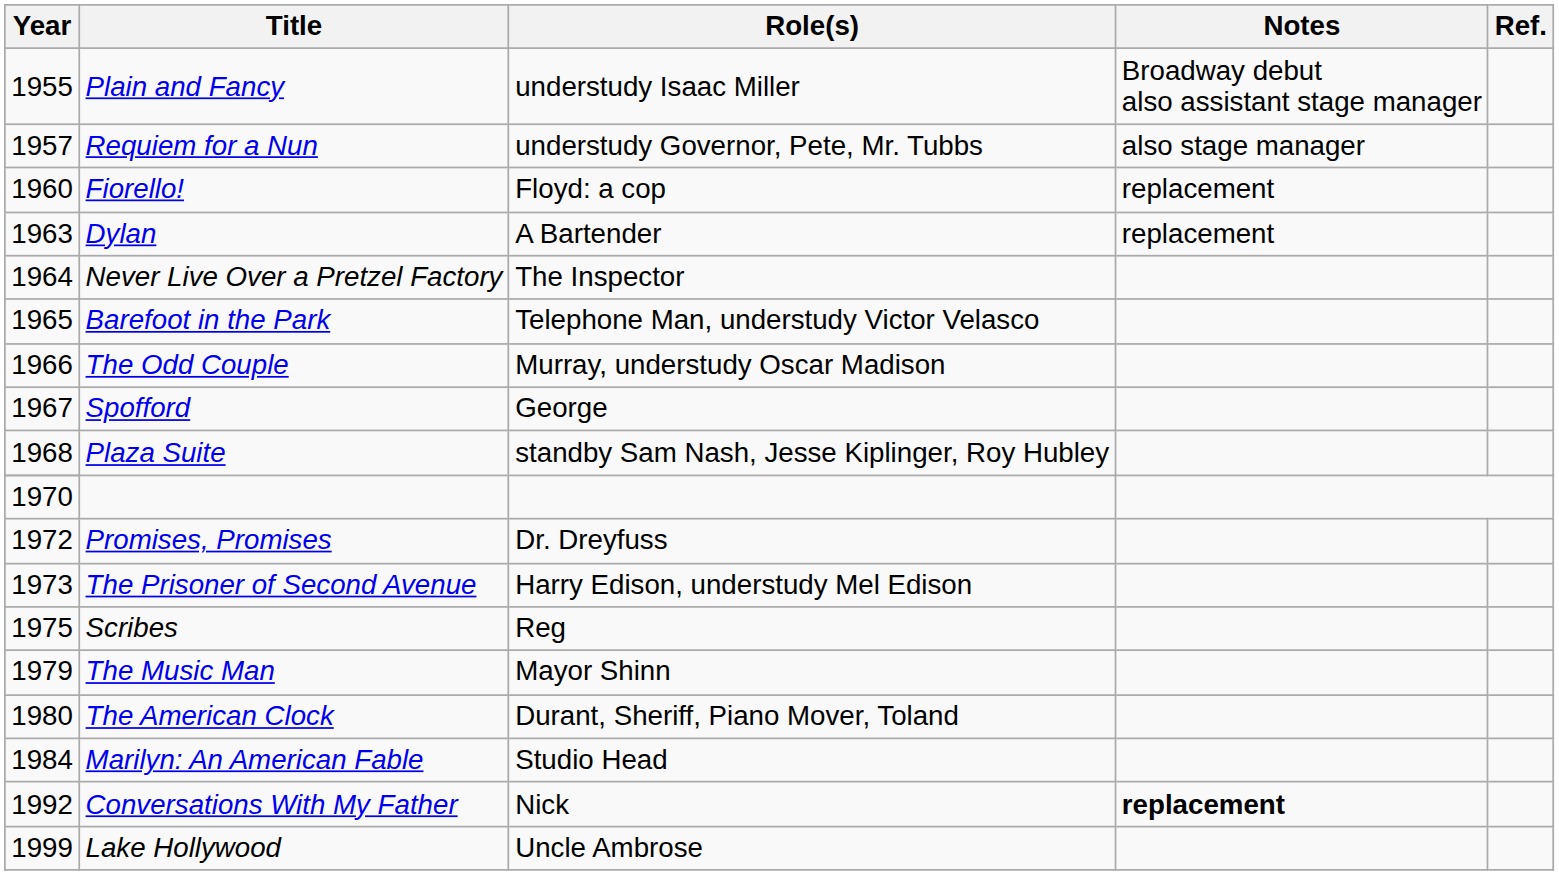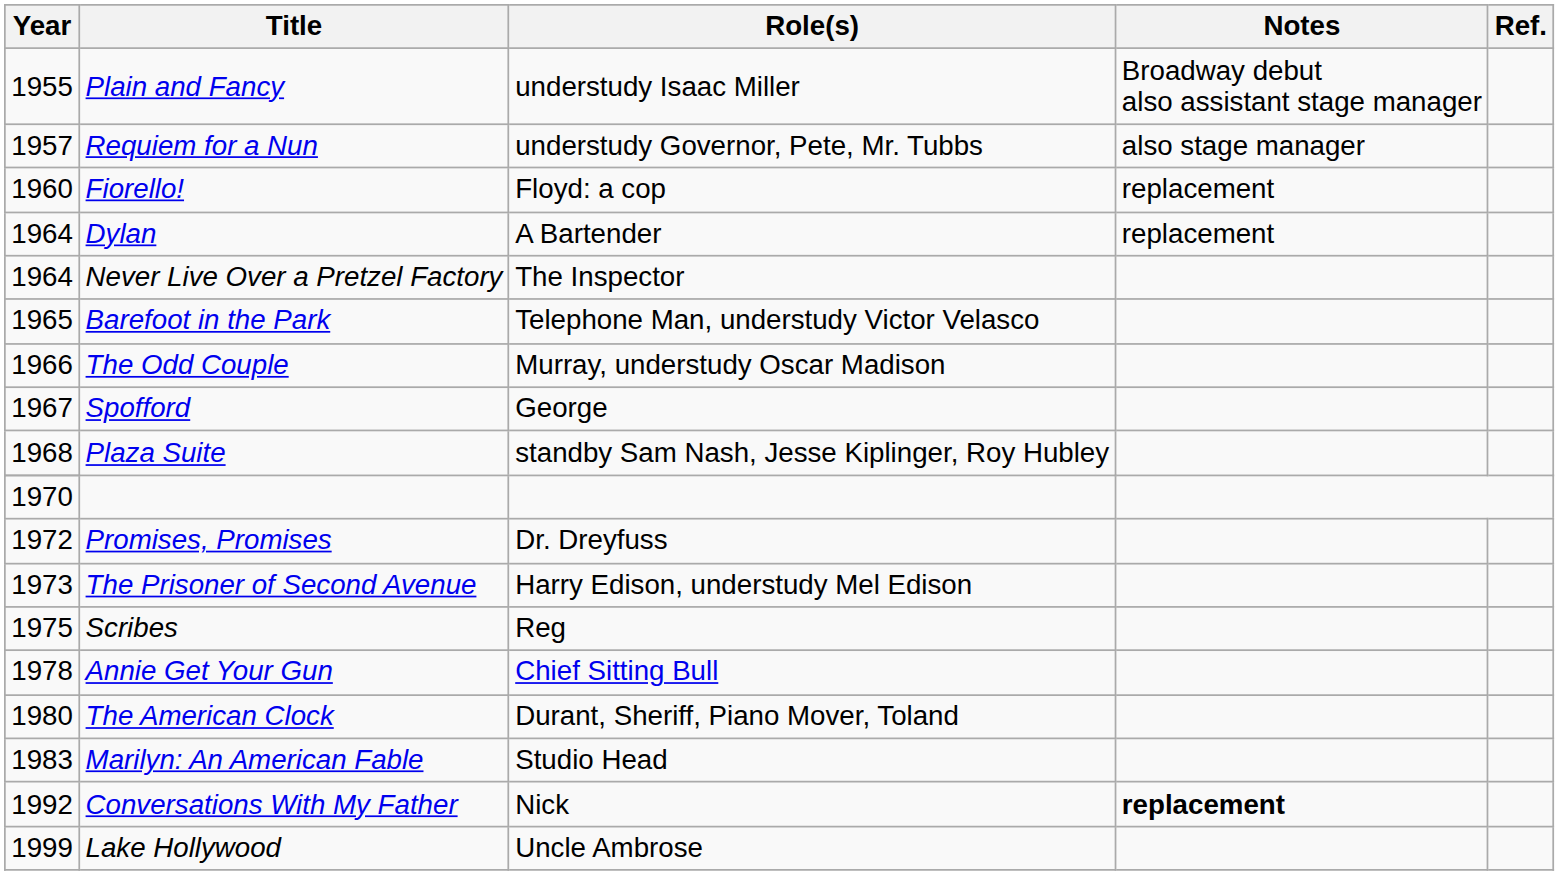(42, 233) 1963 -> (42, 233) 1964
+ row: (209, 672)
- row: (180, 672)
(42, 759) 1984 -> (42, 759) 1983
